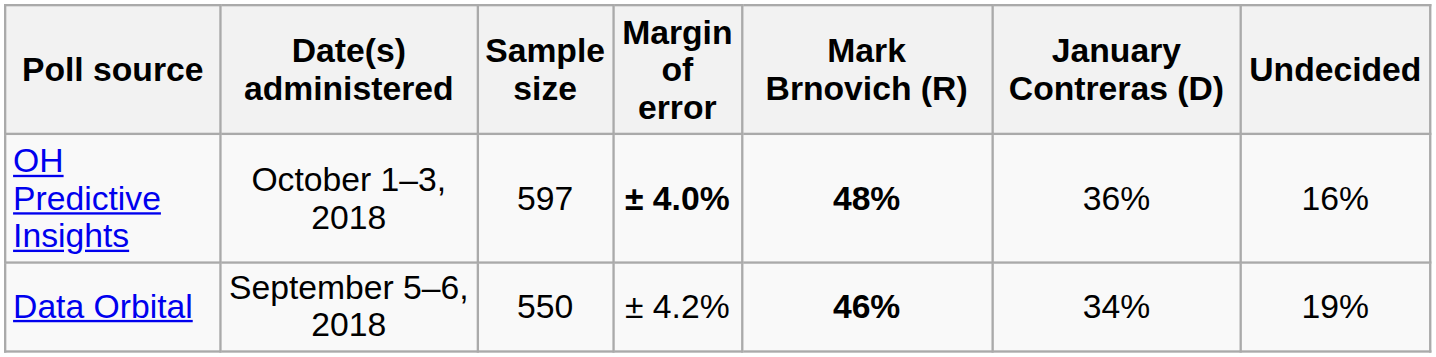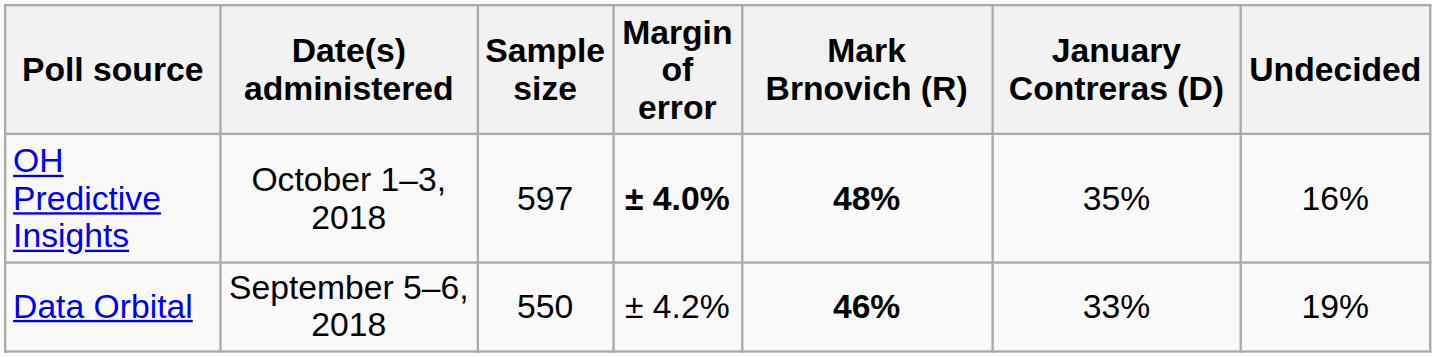(1116, 198) 36% -> (1116, 198) 35%
(1116, 307) 34% -> (1116, 307) 33%
